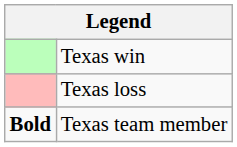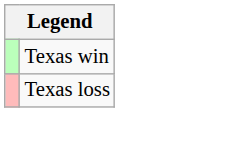- row: (144, 124)
